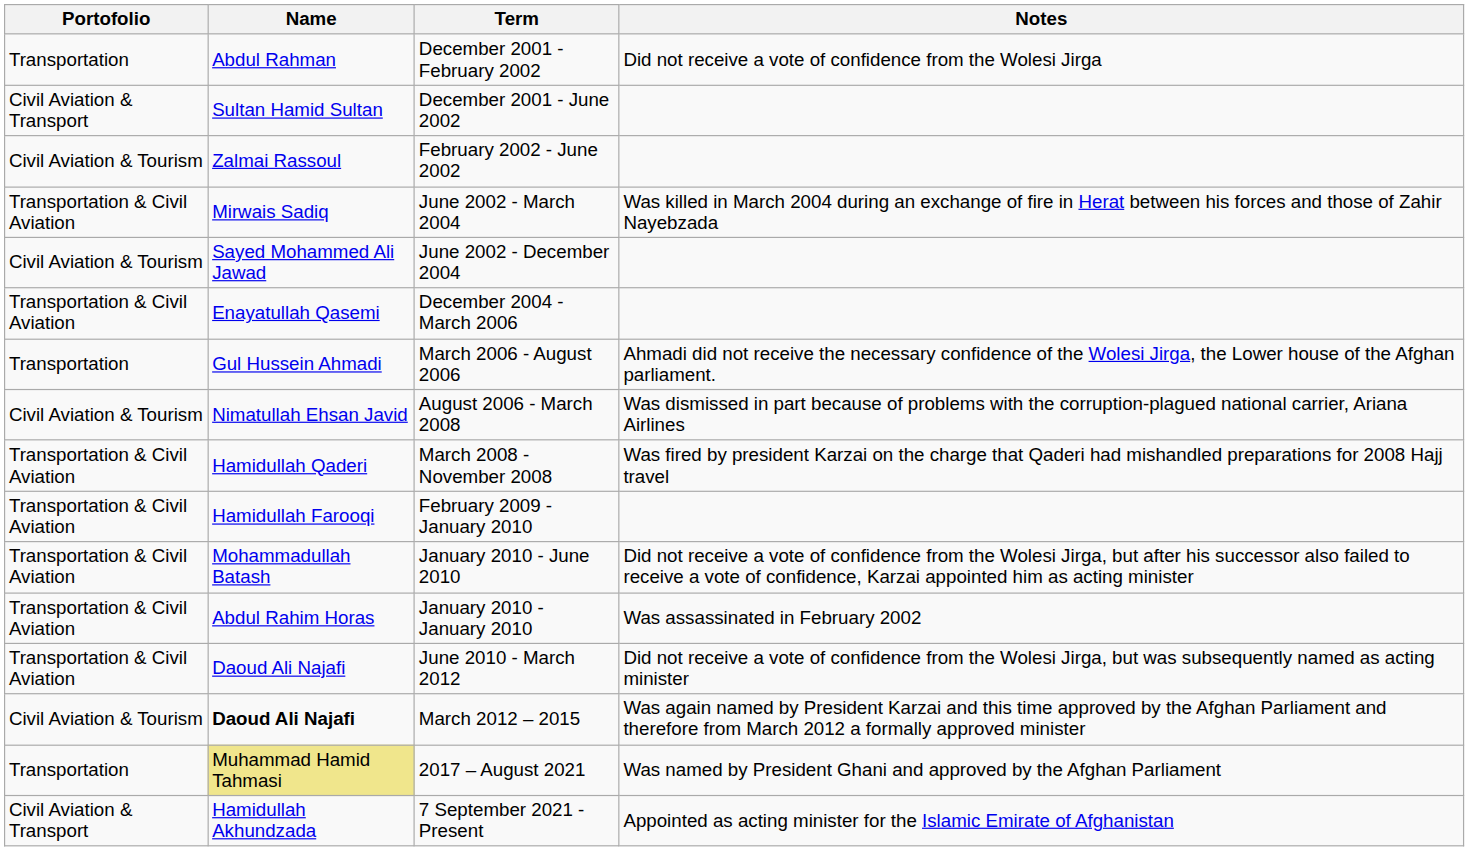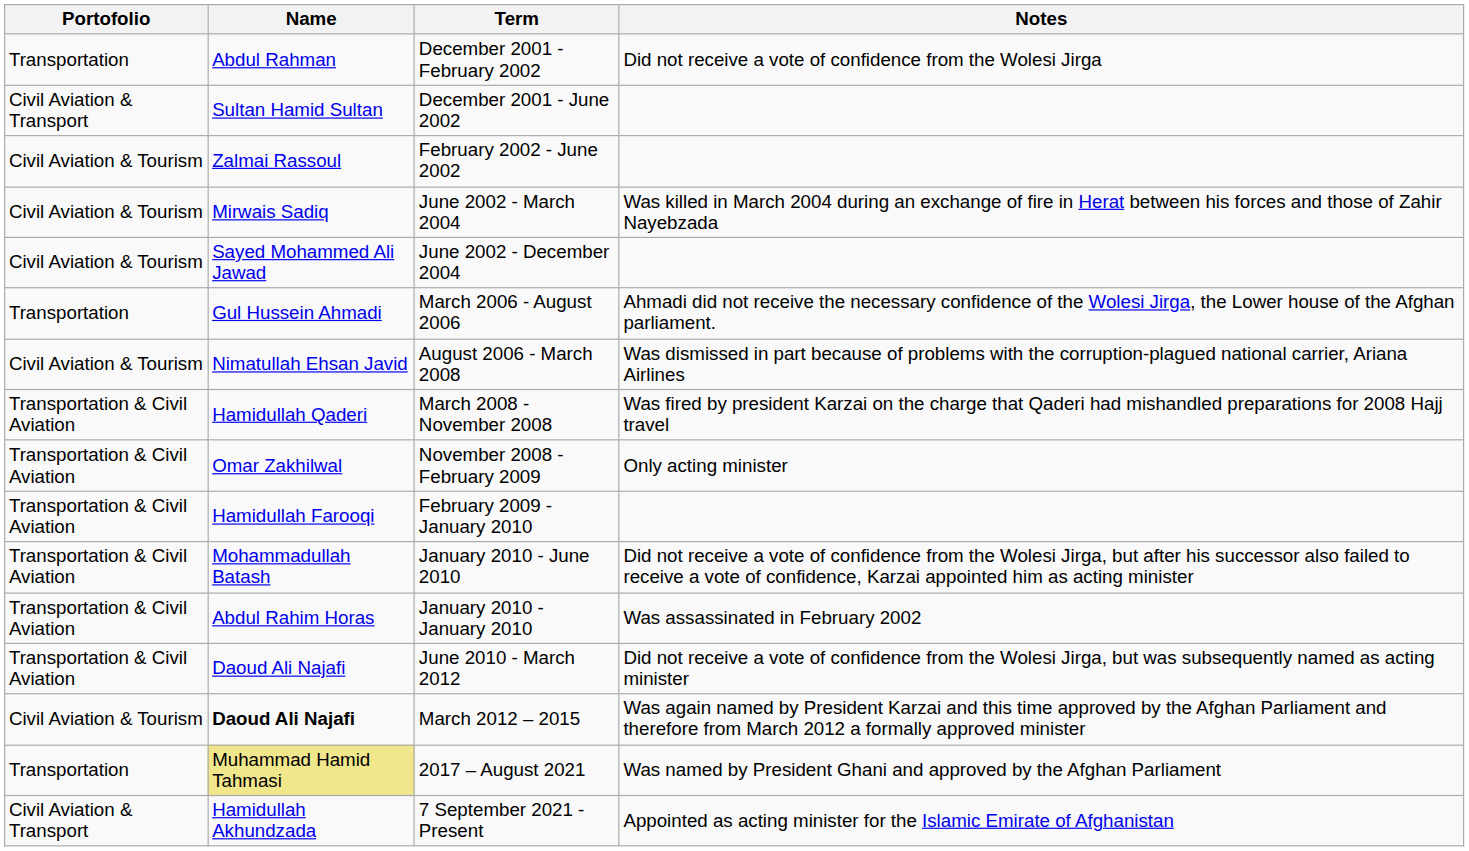(98, 211) Transportation & Civil Aviation -> (106, 211) Civil Aviation & Tourism
- row: (491, 313)
+ row: (491, 465)
